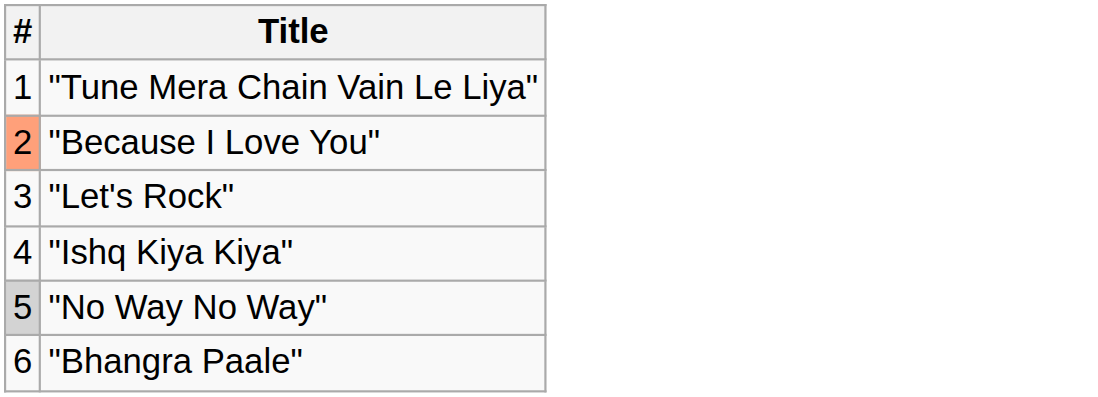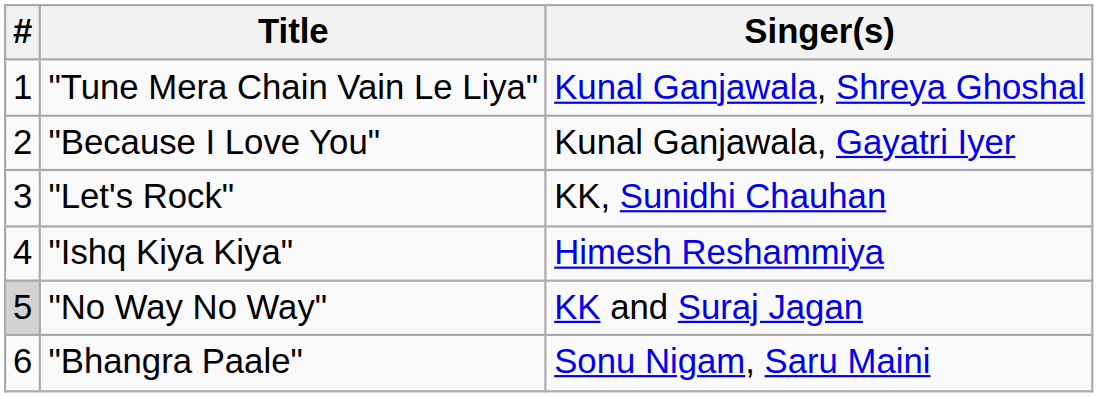+ column: (820, 32)
(23, 142) lightsalmon background -> (23, 142) no background
